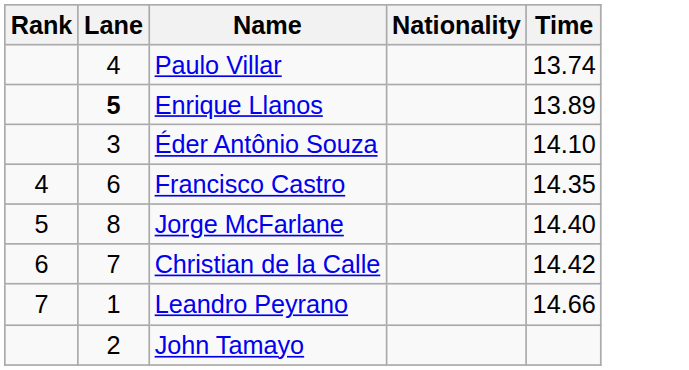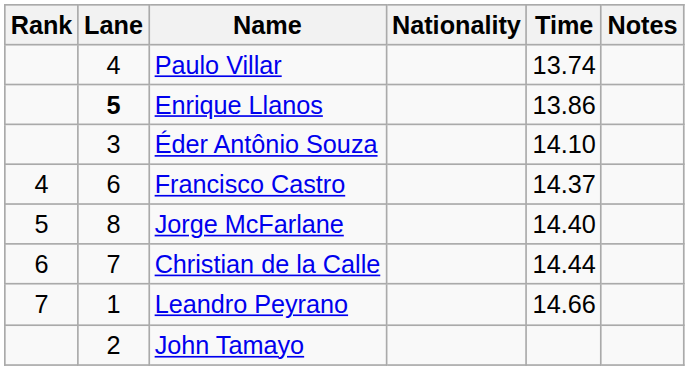+ column: (642, 25)
(564, 105) 13.89 -> (564, 105) 13.86
(564, 185) 14.35 -> (564, 185) 14.37
(564, 265) 14.42 -> (564, 265) 14.44
